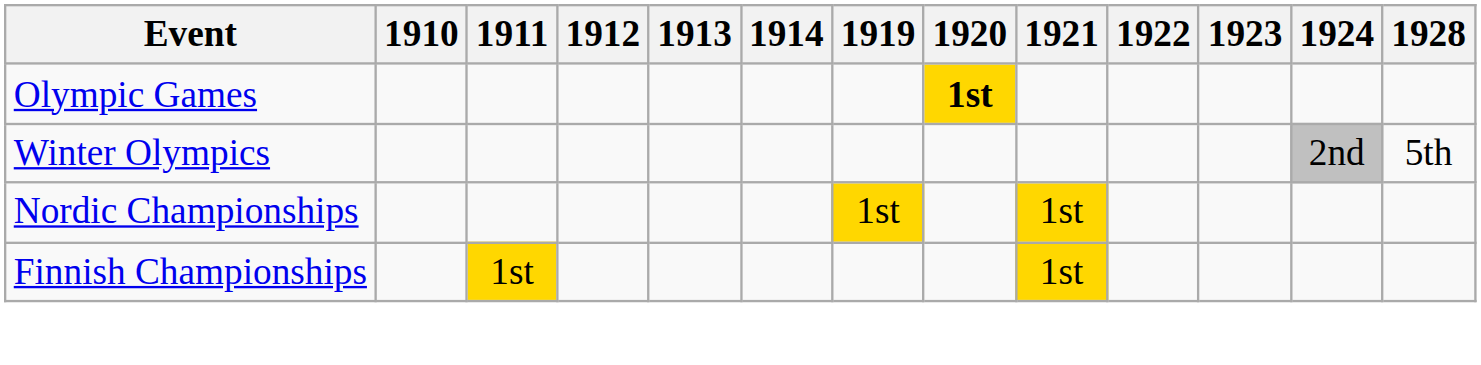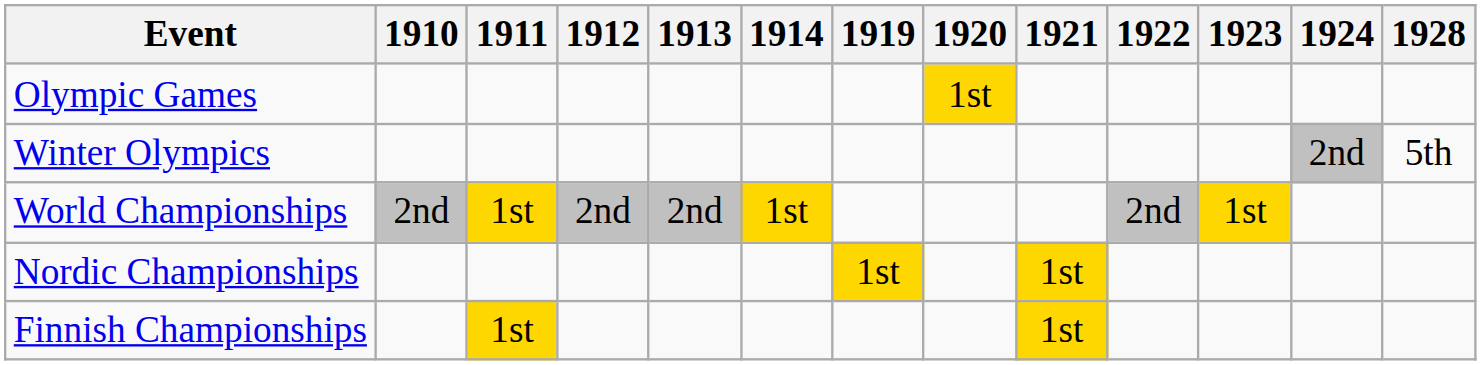(970, 93) bold -> (970, 93) normal
+ row: (181, 211)
